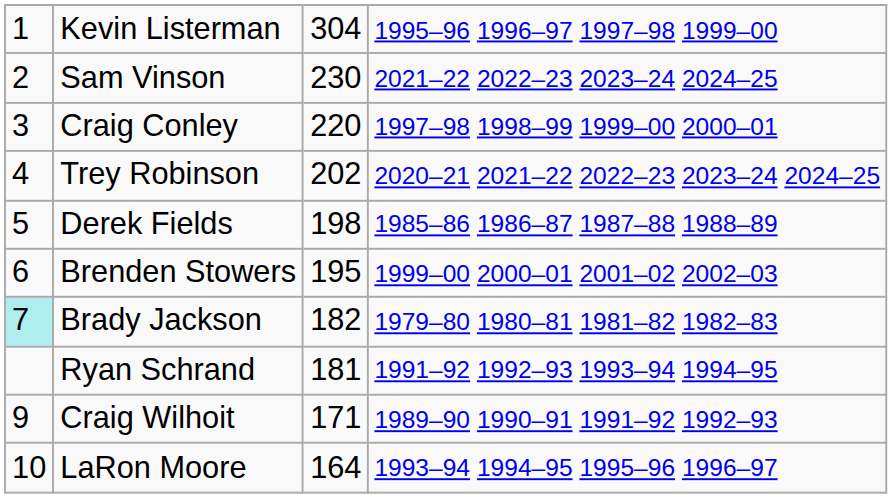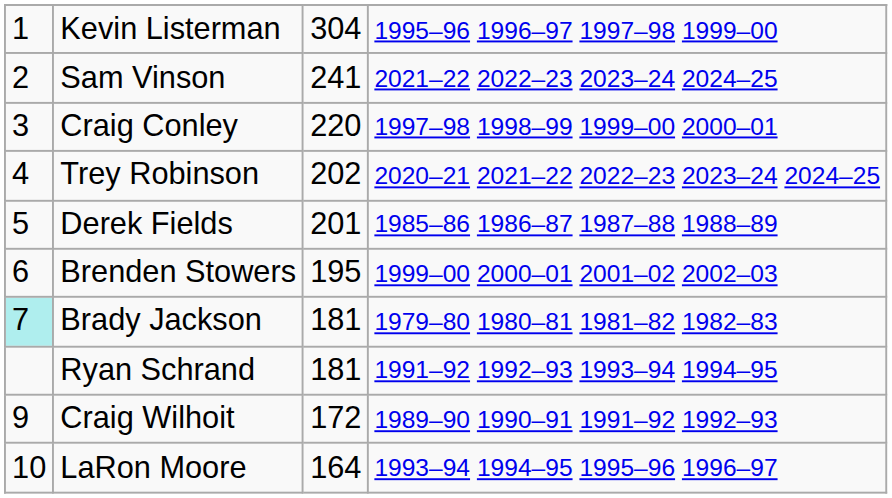(336, 77) 230 -> (336, 77) 241
(336, 223) 198 -> (336, 223) 201
(336, 321) 182 -> (336, 321) 181
(336, 418) 171 -> (336, 418) 172
